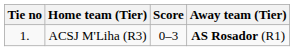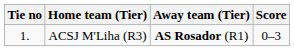columns swapped: (168, 14) <-> (238, 14)
